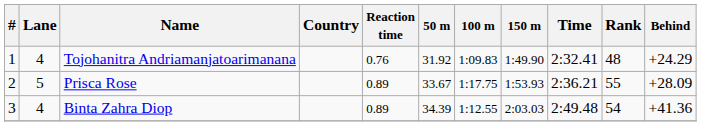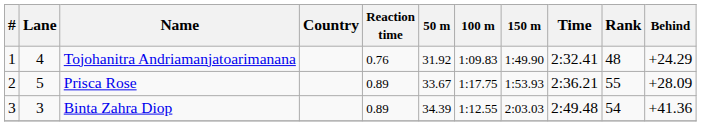(40, 108) 4 -> (40, 108) 3
